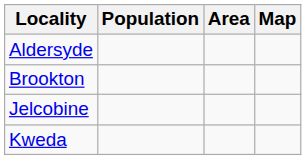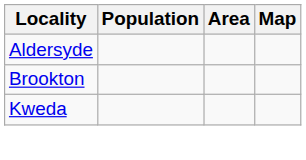- row: (49, 109)
